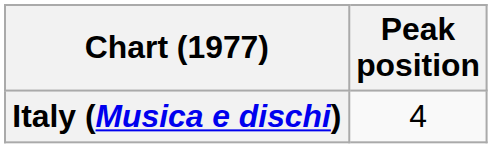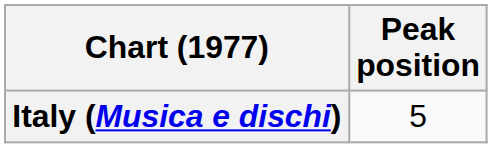(418, 116) 4 -> (418, 116) 5
